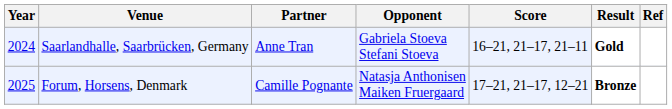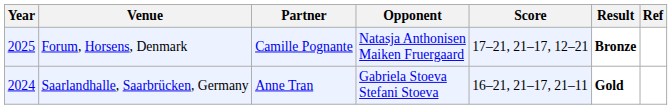rows swapped: (145, 46) <-> (114, 85)
